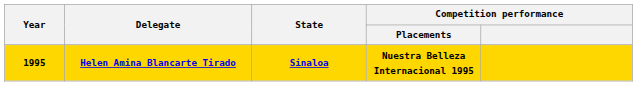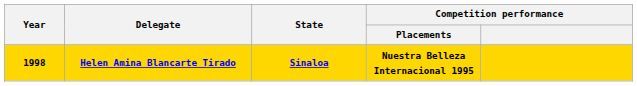(34, 63) 1995 -> (34, 63) 1998
